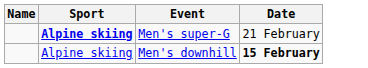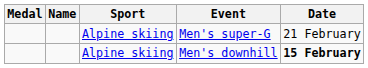+ column: (25, 14)
(87, 34) bold -> (128, 34) normal
